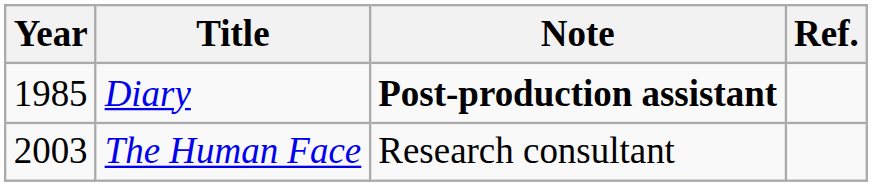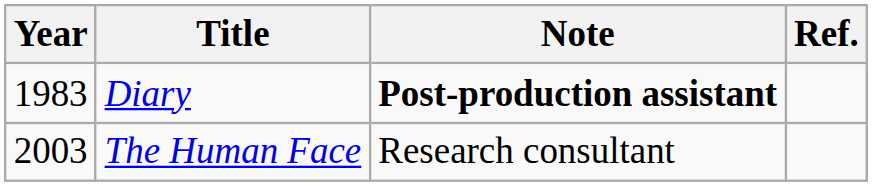(51, 92) 1985 -> (51, 92) 1983
